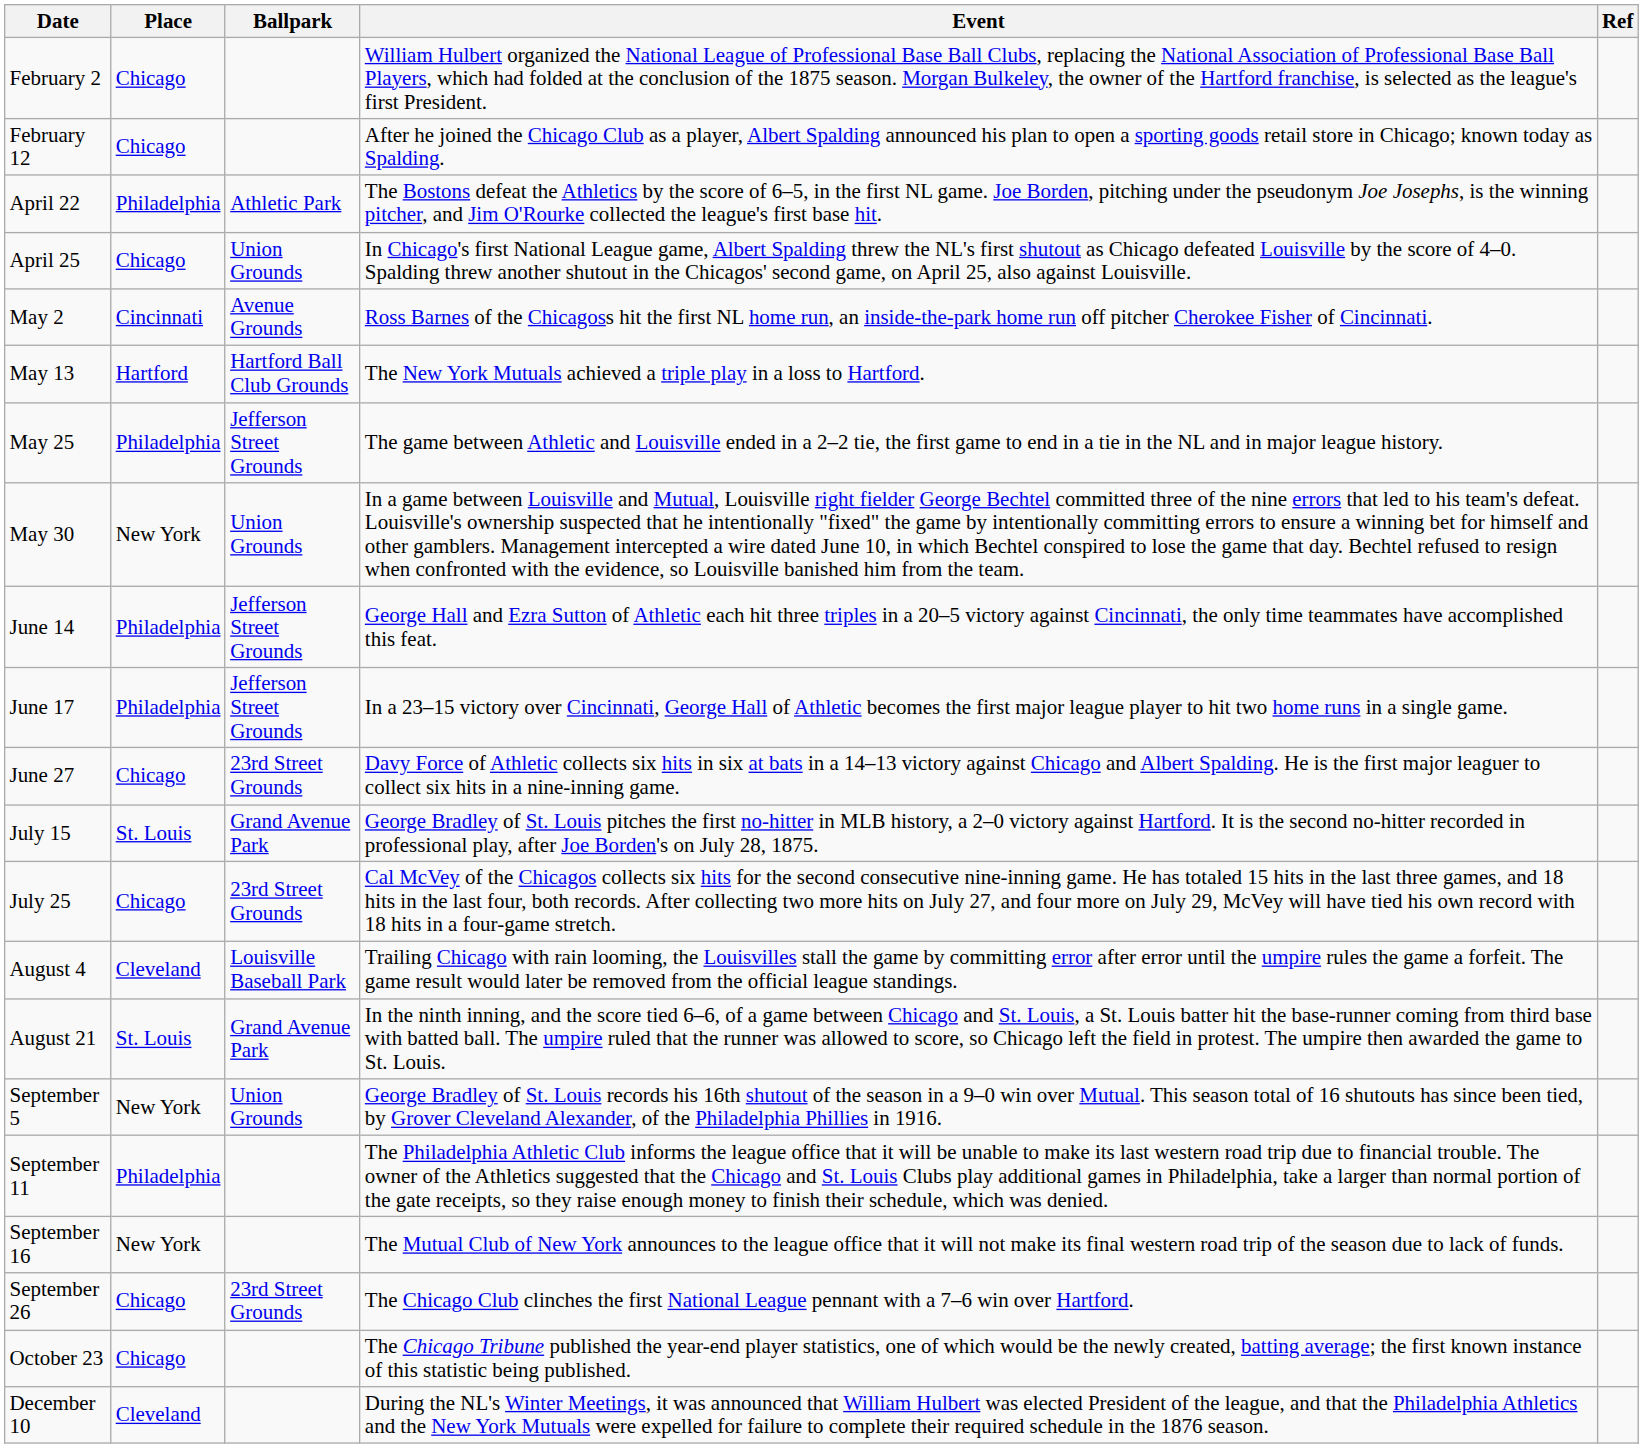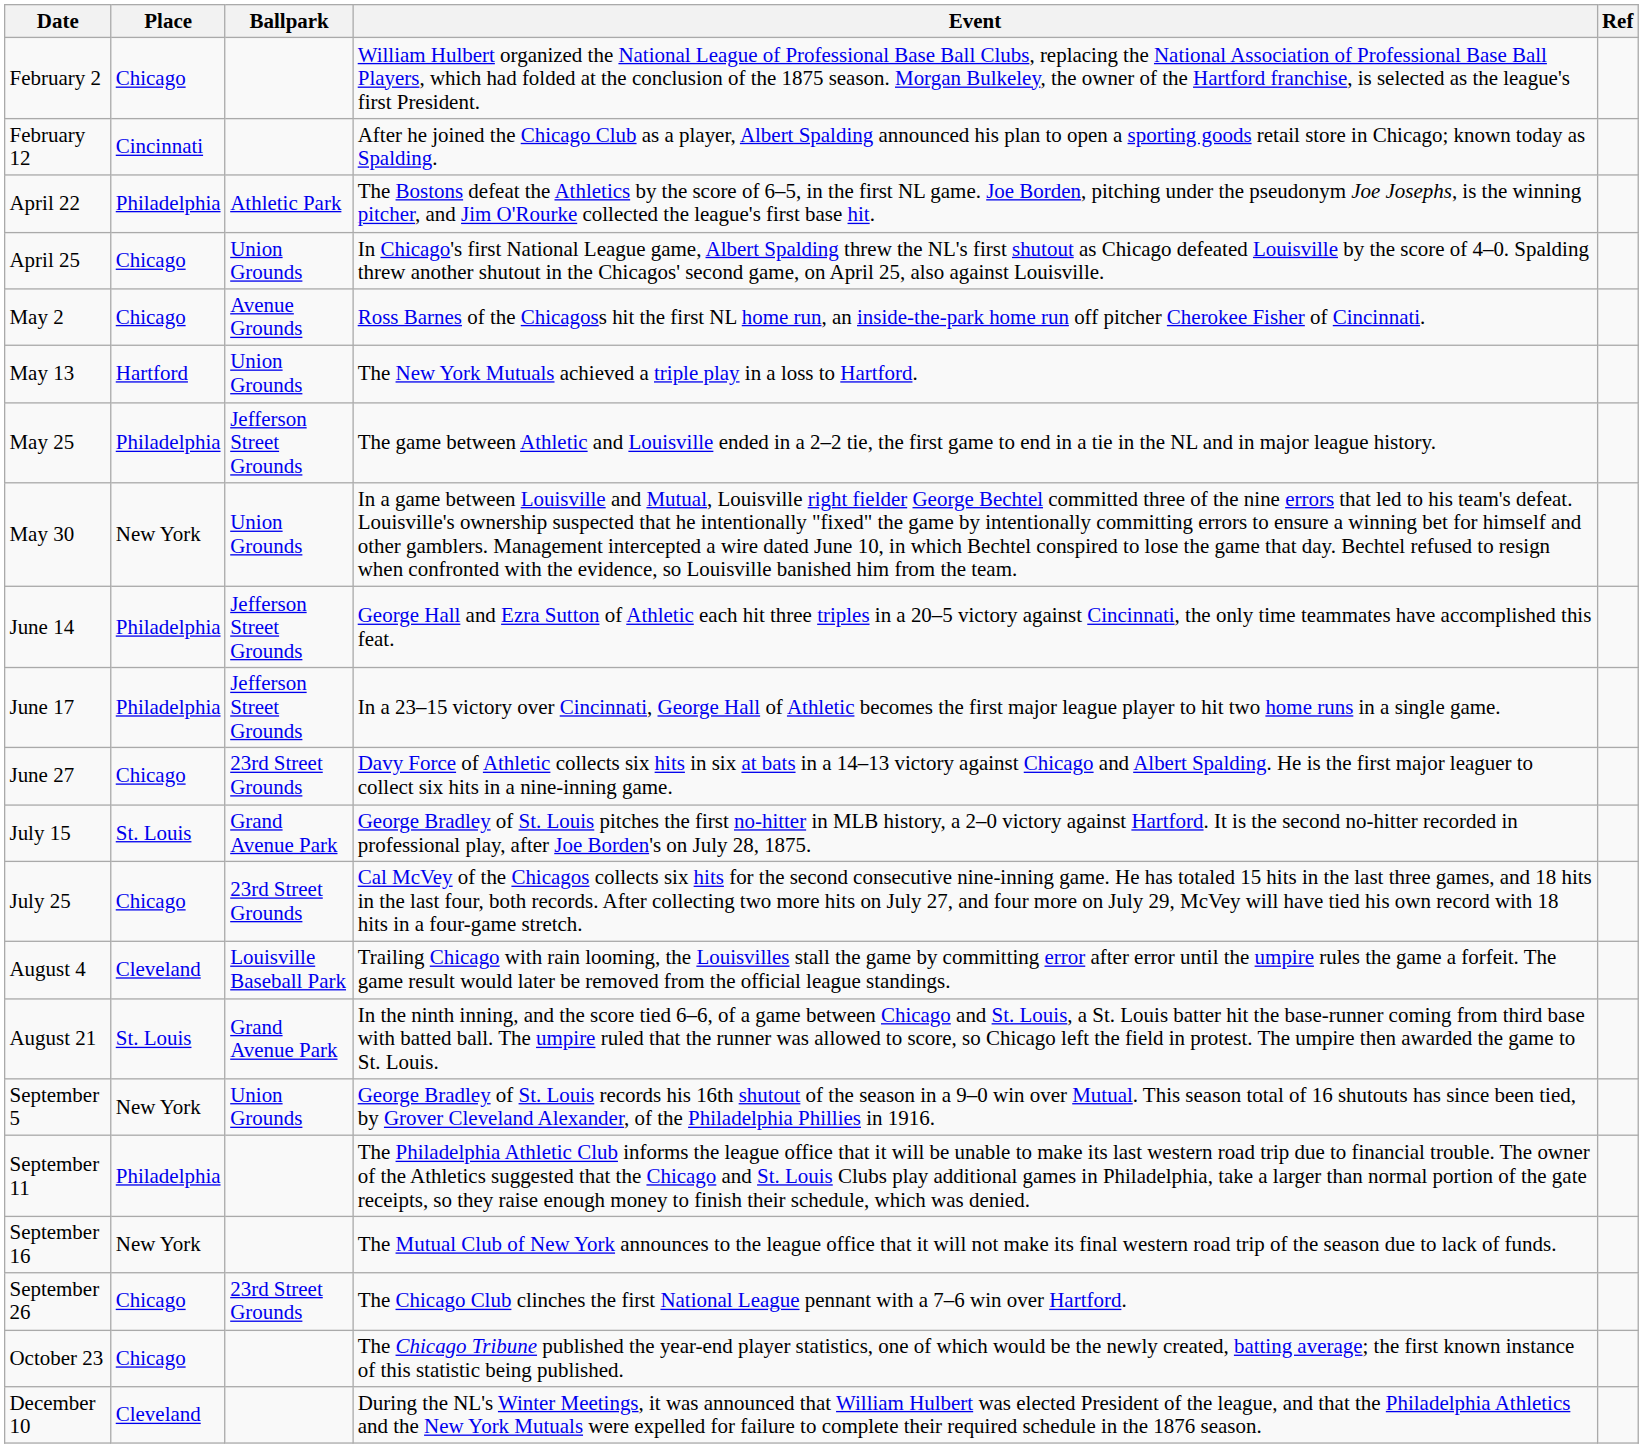(151, 146) Chicago -> (159, 146) Cincinnati
(159, 317) Cincinnati -> (151, 317) Chicago
(289, 373) Hartford Ball Club Grounds -> (266, 373) Union Grounds
